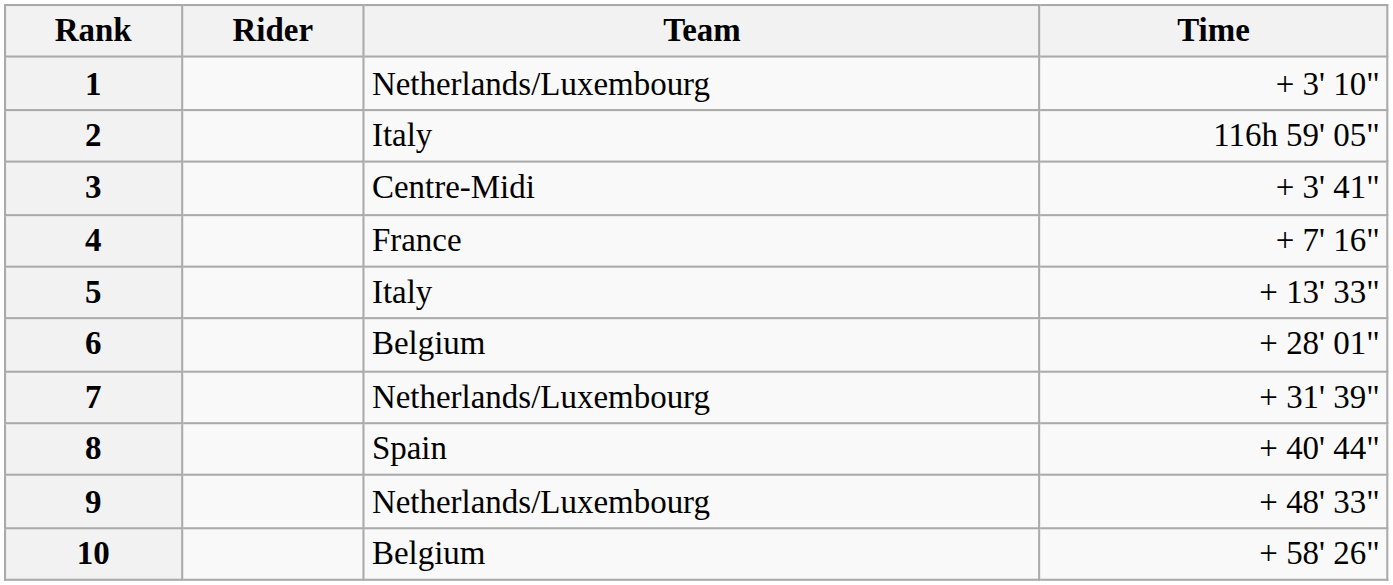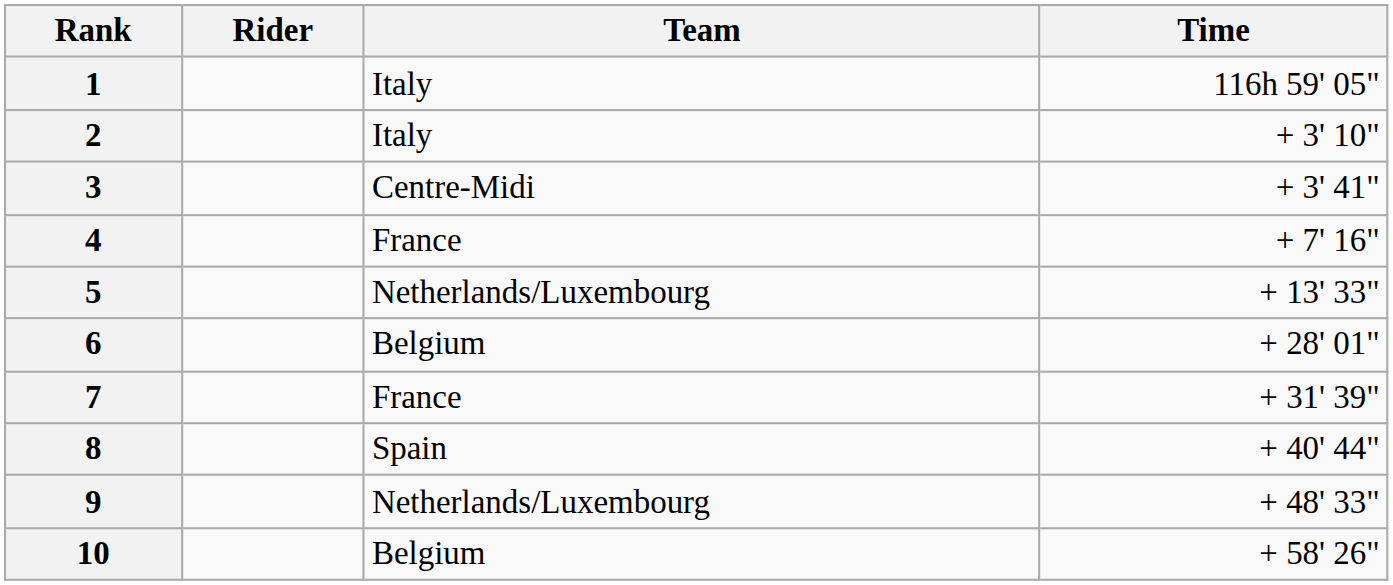(541, 82) Netherlands/Luxembourg -> (402, 82) Italy
(1328, 82) + 3' 10" -> (1296, 82) 116h 59' 05"
(1296, 135) 116h 59' 05" -> (1328, 135) + 3' 10"
(402, 291) Italy -> (541, 291) Netherlands/Luxembourg
(541, 396) Netherlands/Luxembourg -> (417, 396) France
